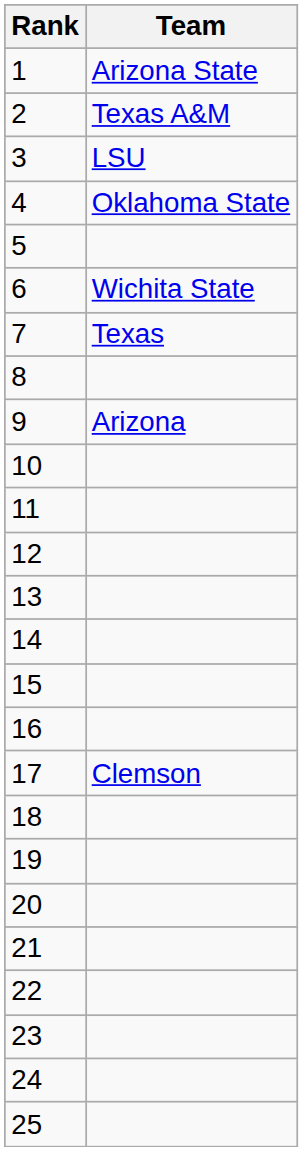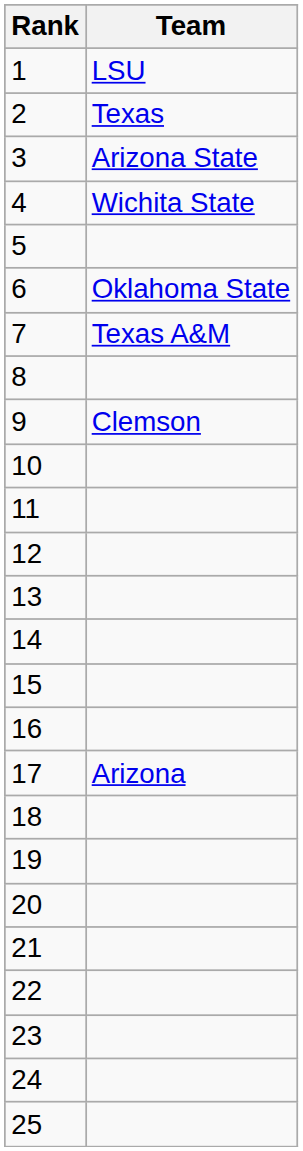(175, 70) Arizona State -> (119, 70) LSU
(161, 114) Texas A&M -> (128, 114) Texas
(119, 158) LSU -> (175, 158) Arizona State
(191, 202) Oklahoma State -> (173, 202) Wichita State
(173, 289) Wichita State -> (191, 289) Oklahoma State
(128, 333) Texas -> (161, 333) Texas A&M
(139, 421) Arizona -> (146, 421) Clemson
(146, 772) Clemson -> (139, 772) Arizona
